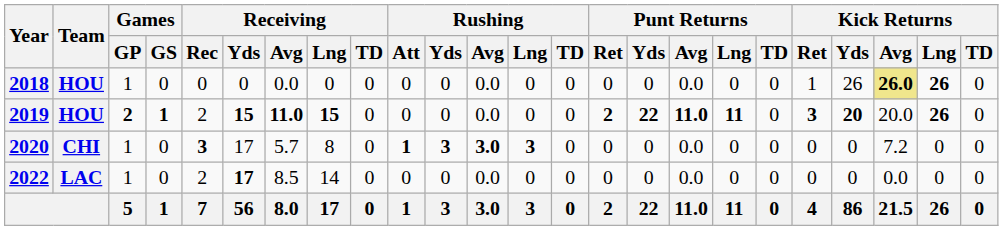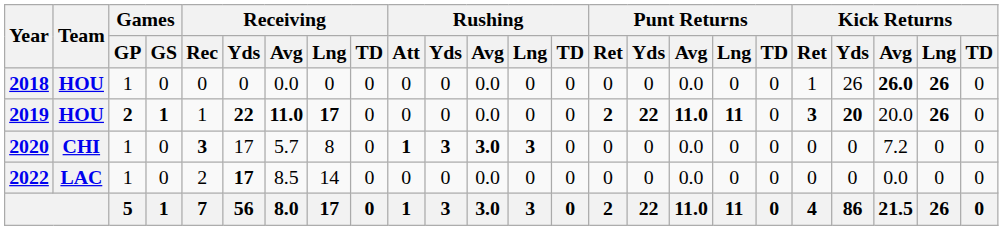(896, 83) khaki background -> (896, 83) no background
(202, 114) 2 -> (202, 114) 1
(244, 114) 15 -> (244, 114) 22
(329, 114) 15 -> (329, 114) 17
